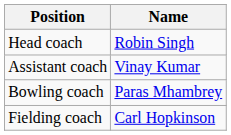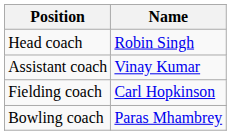rows swapped: (56, 92) <-> (55, 117)
